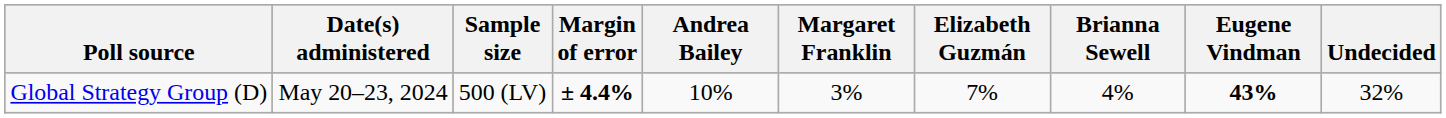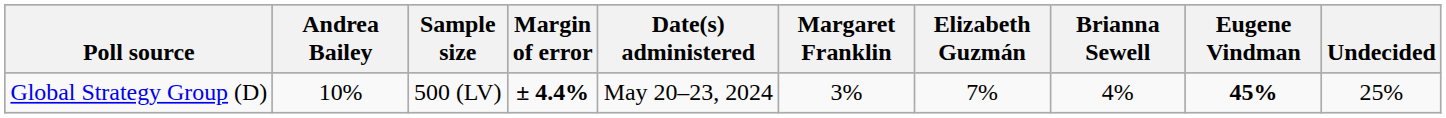columns swapped: (363, 38) <-> (711, 38)
(1253, 92) 43% -> (1253, 92) 45%
(1381, 92) 32% -> (1381, 92) 25%
